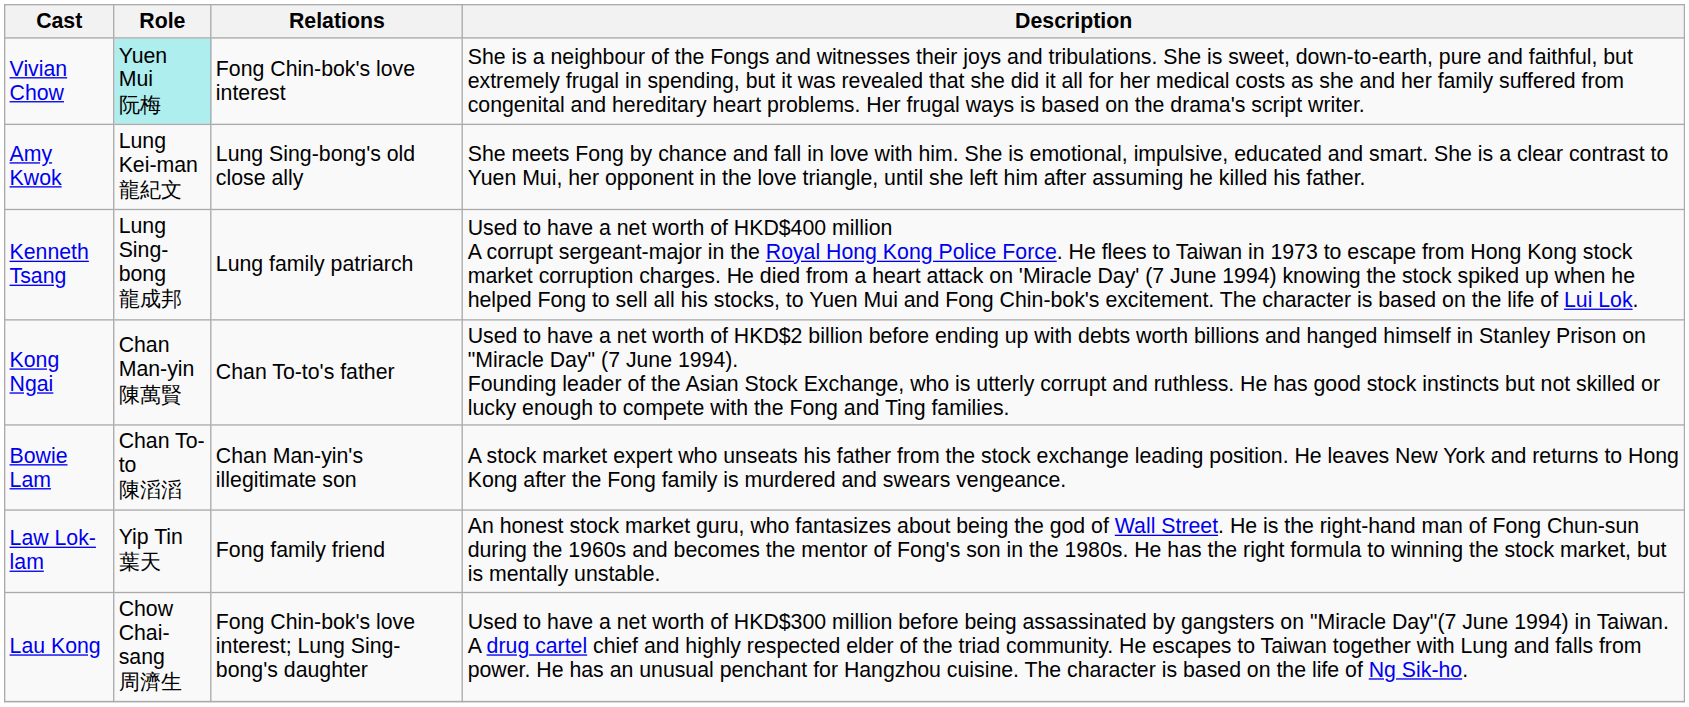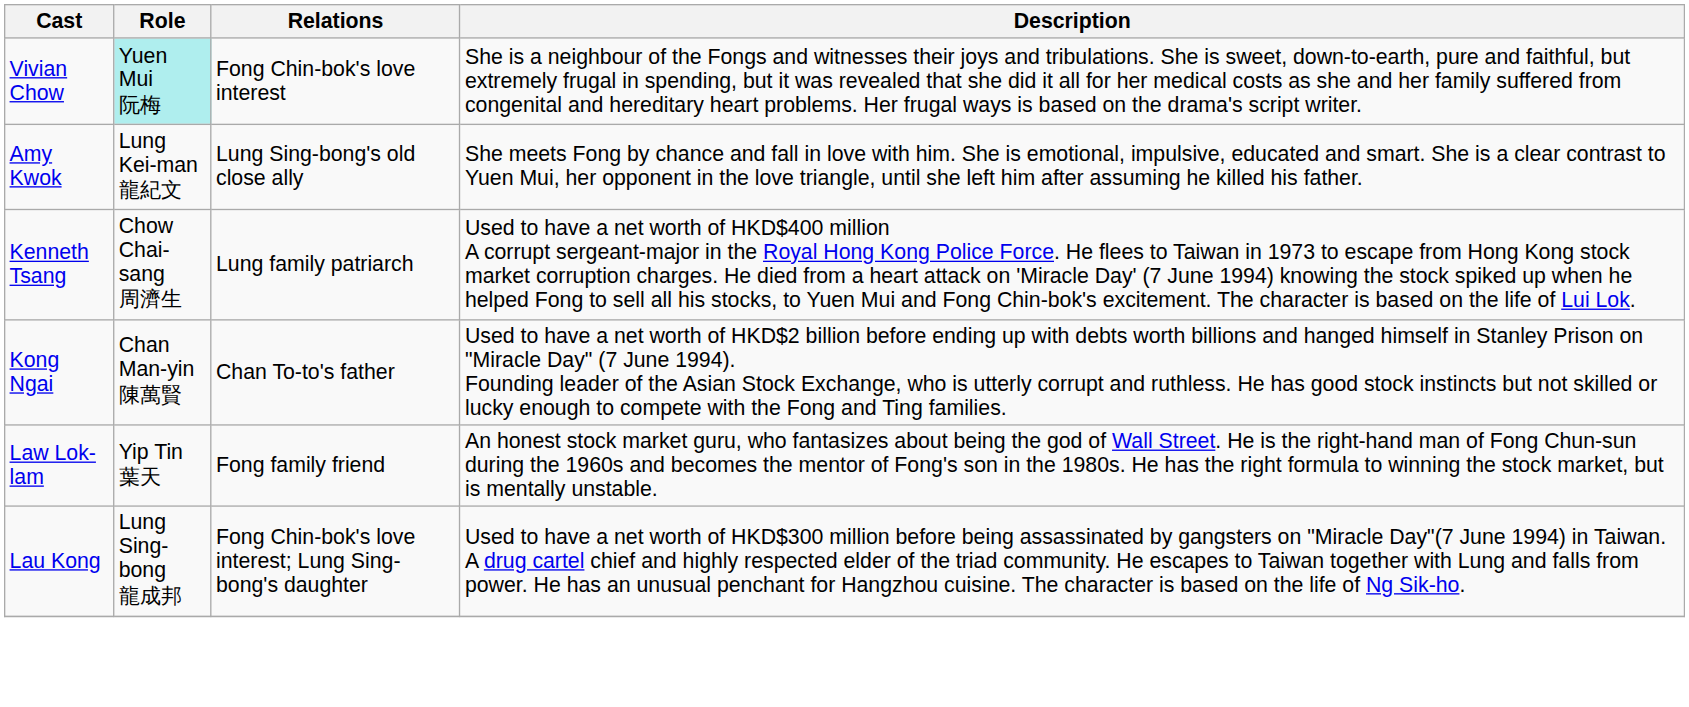(151, 262) Lung Sing-bong 龍成邦 -> (151, 262) Chow Chai-sang 周濟生
- row: (39, 467)
(151, 645) Chow Chai-sang 周濟生 -> (151, 559) Lung Sing-bong 龍成邦
